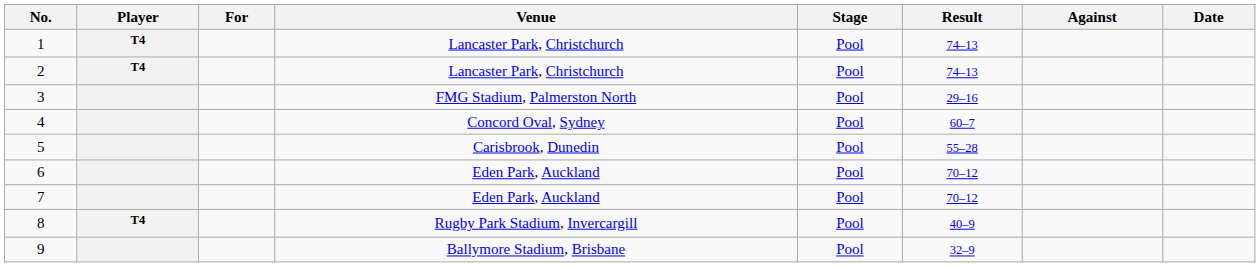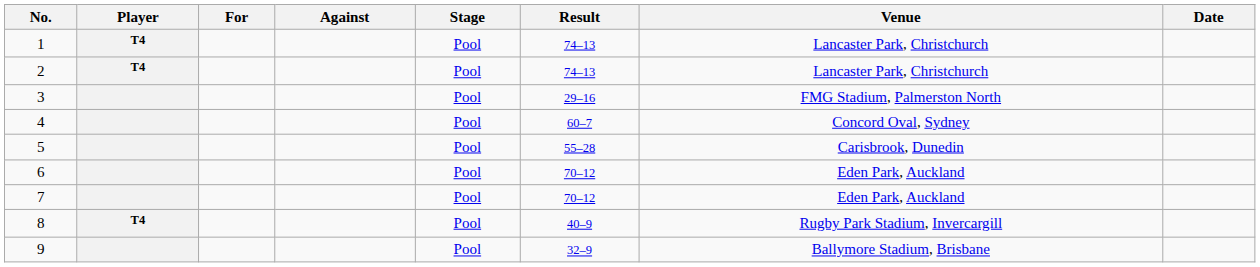columns swapped: (1092, 17) <-> (536, 17)
